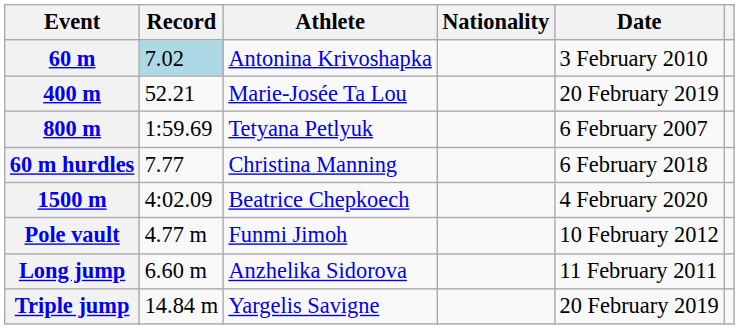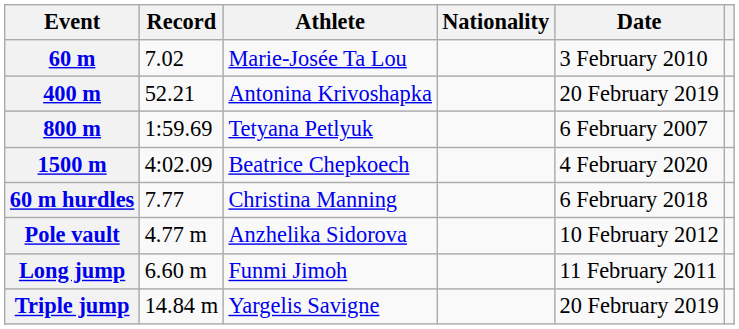(164, 57) lightblue background -> (164, 57) no background
(330, 57) Antonina Krivoshapka -> (318, 57) Marie-Josée Ta Lou
(318, 93) Marie-Josée Ta Lou -> (330, 93) Antonina Krivoshapka
rows swapped: (72, 199) <-> (72, 164)
(288, 235) Funmi Jimoh -> (318, 235) Anzhelika Sidorova
(318, 270) Anzhelika Sidorova -> (288, 270) Funmi Jimoh
